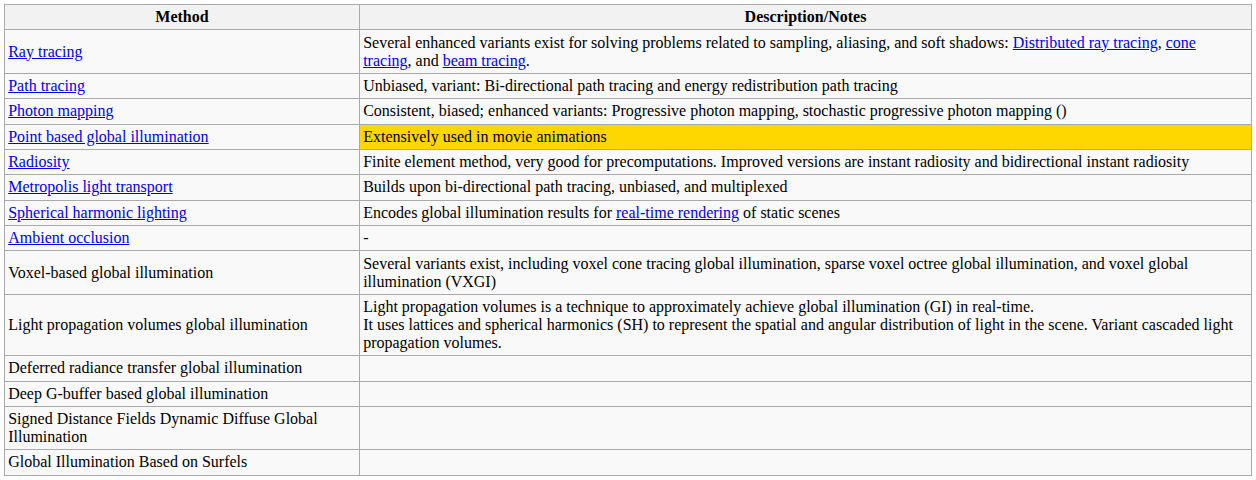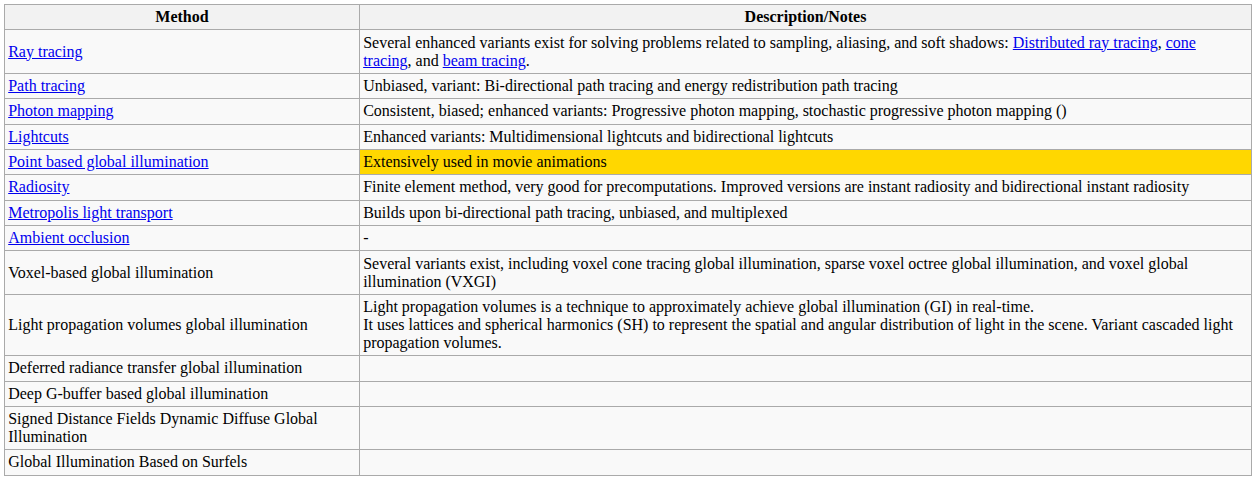+ row: (38, 136)
- row: (98, 212)
